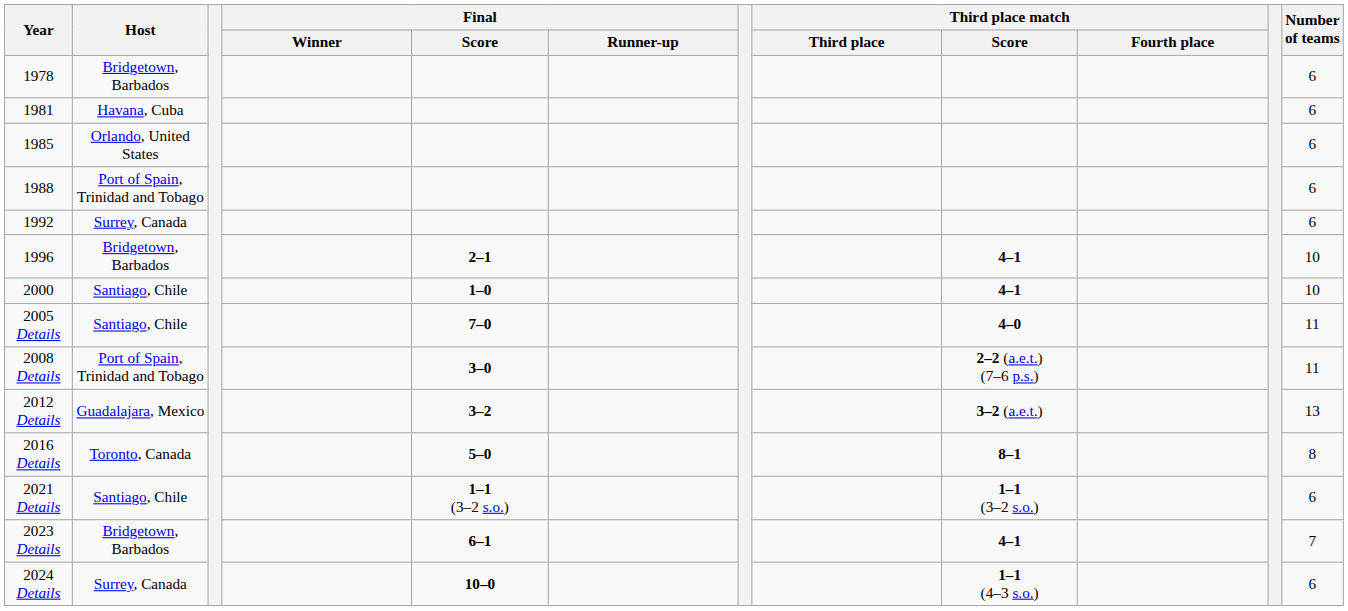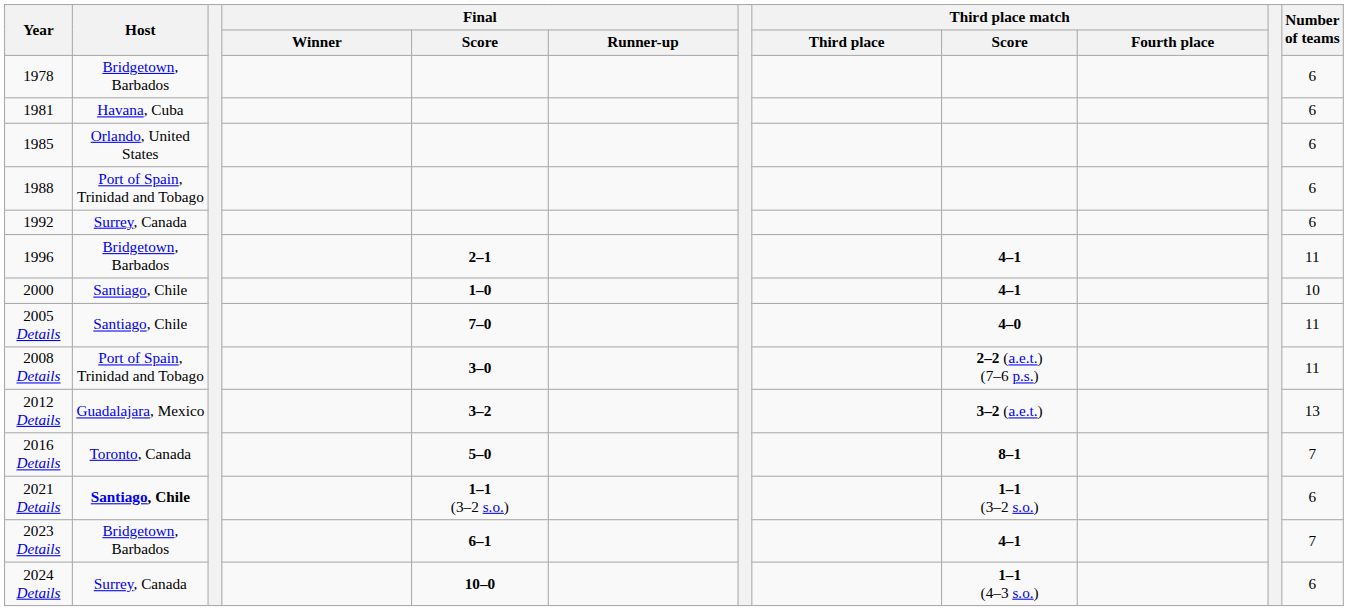(1312, 256) 10 -> (1312, 256) 11
(1312, 454) 8 -> (1312, 454) 7
(140, 497) normal -> (140, 497) bold
